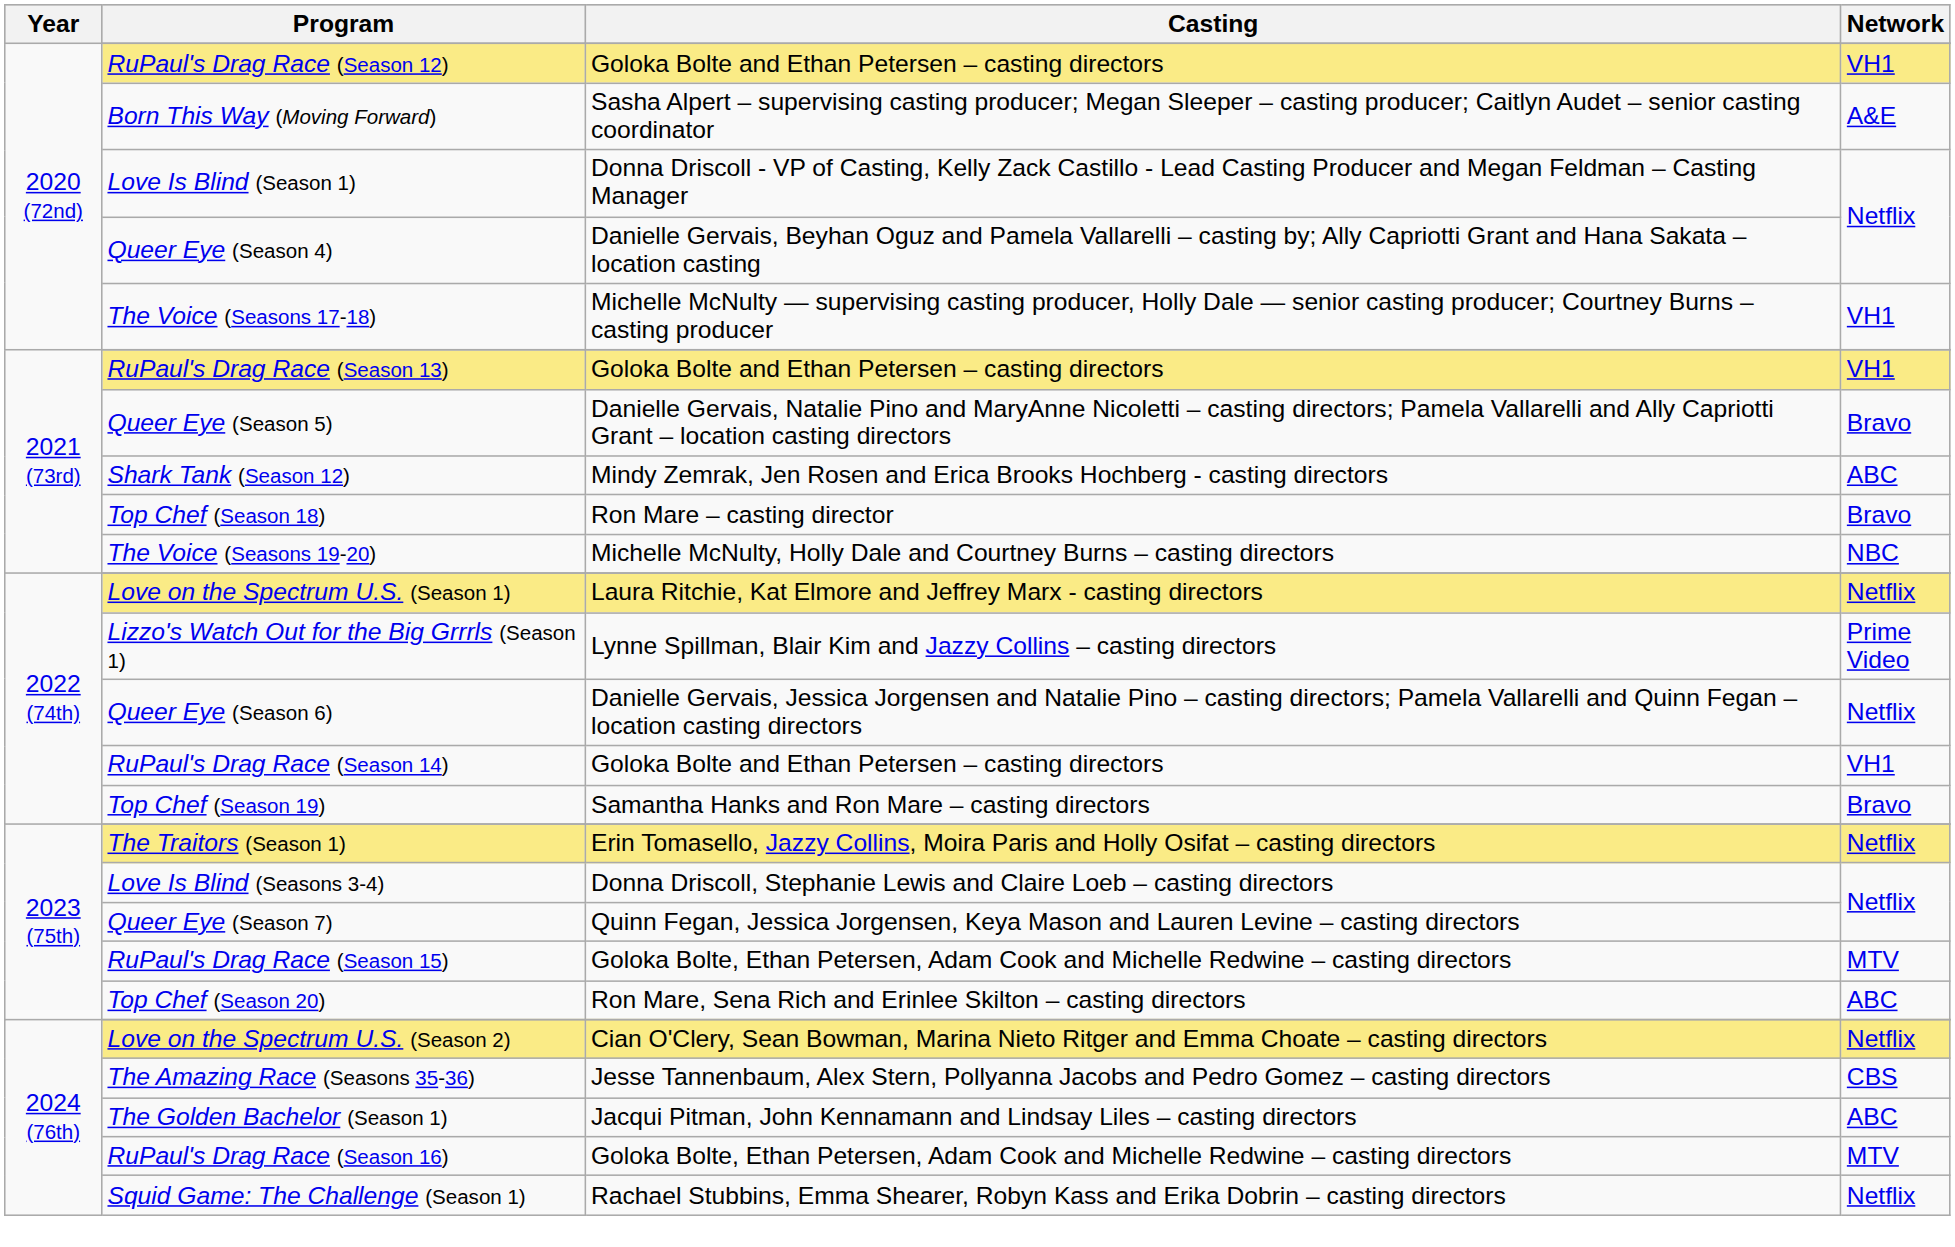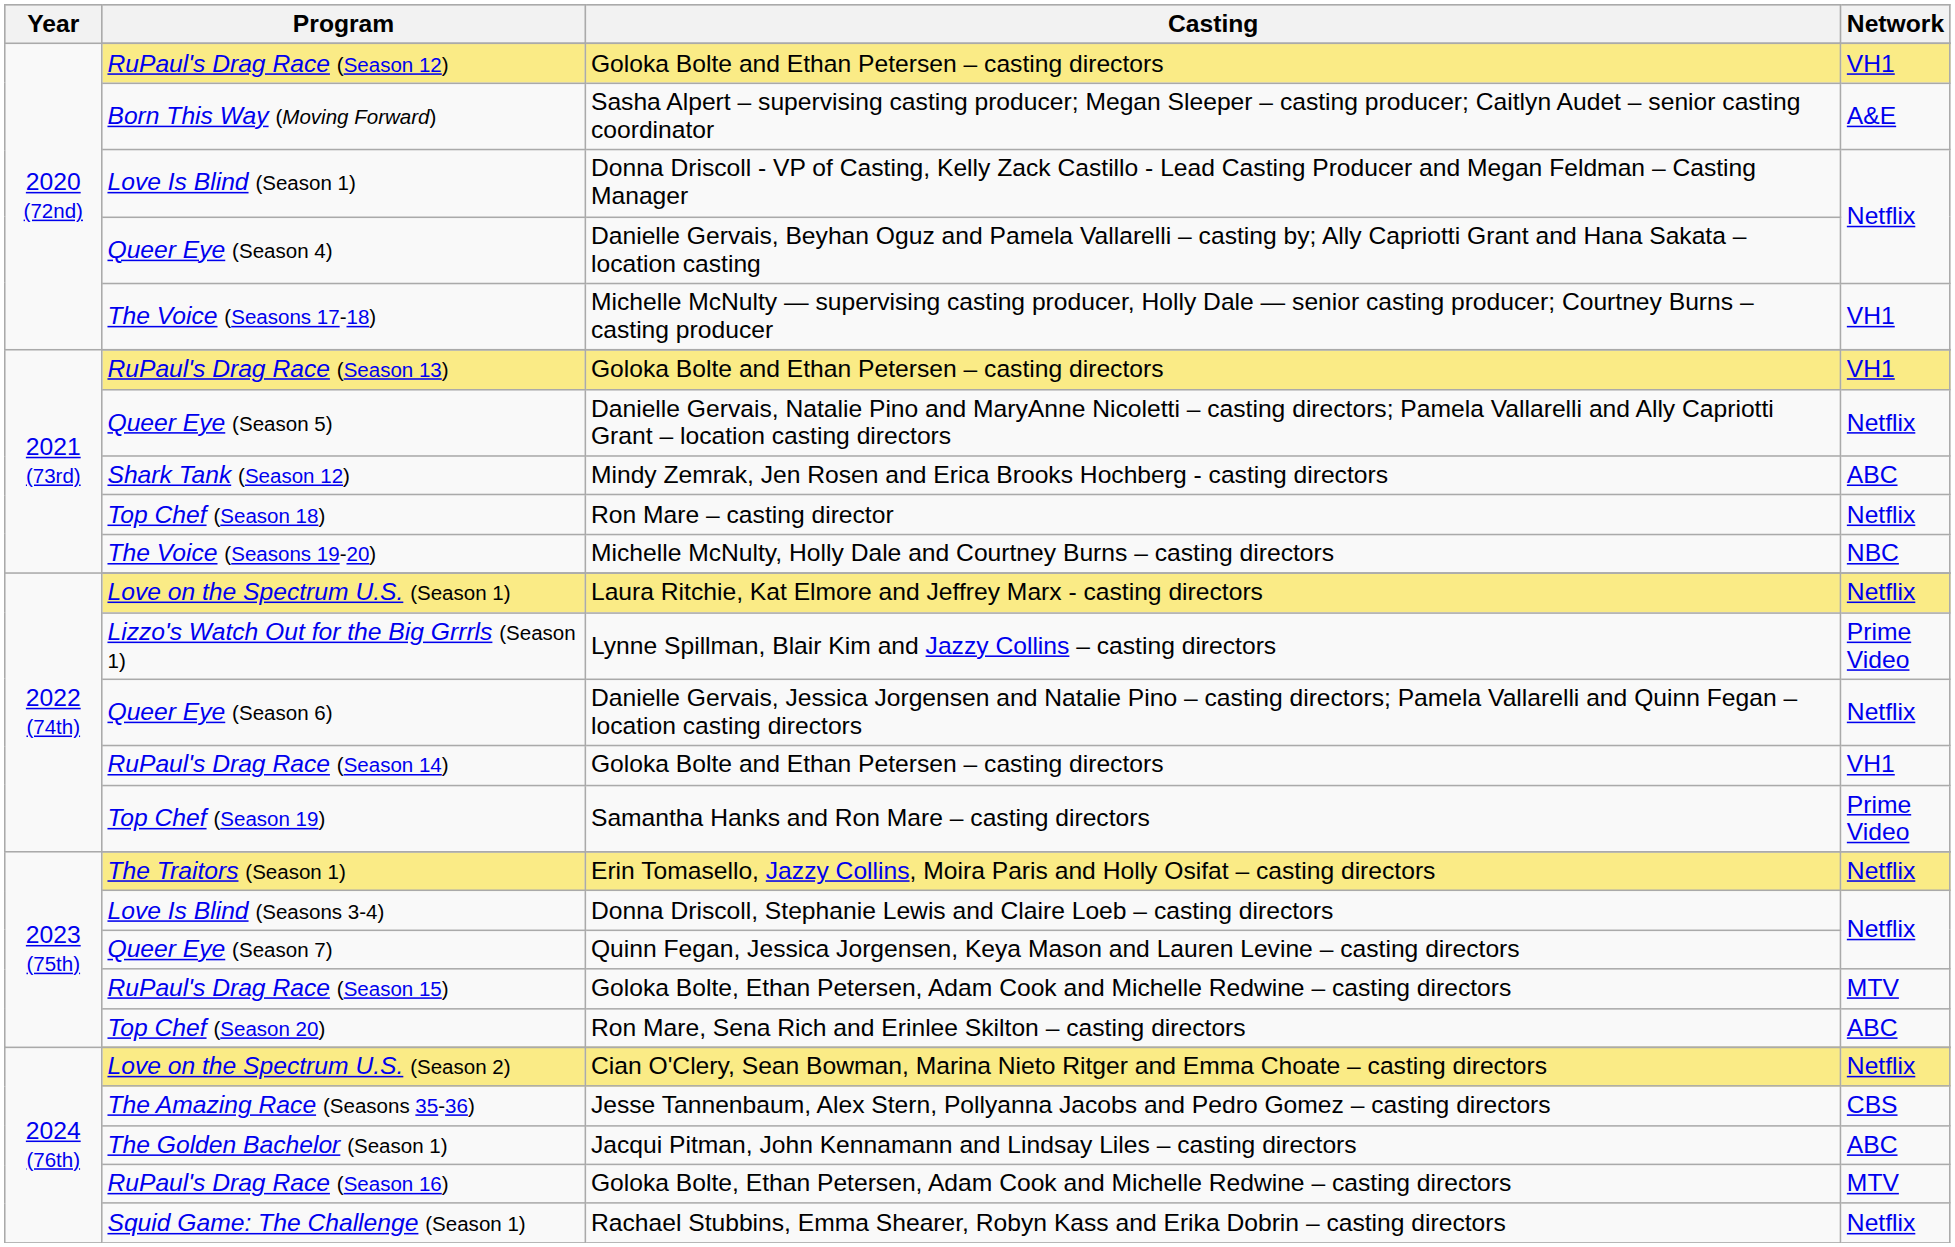(1879, 422) Bravo -> (1881, 422) Netflix
(1879, 514) Bravo -> (1881, 514) Netflix
(1879, 804) Bravo -> (1879, 818) Prime Video
